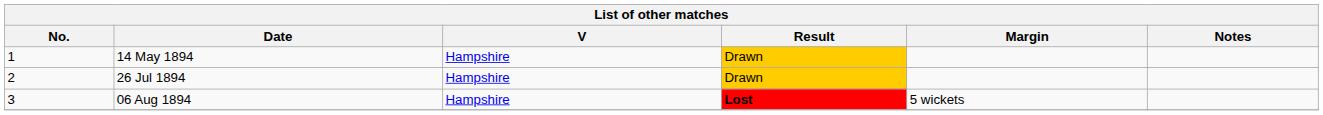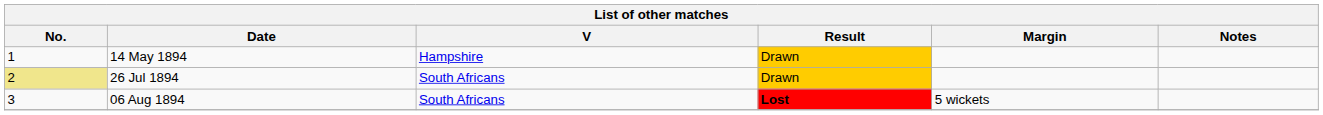(11, 78) no background -> (11, 78) khaki background
(478, 78) Hampshire -> (462, 78) South Africans
(478, 99) Hampshire -> (462, 99) South Africans
